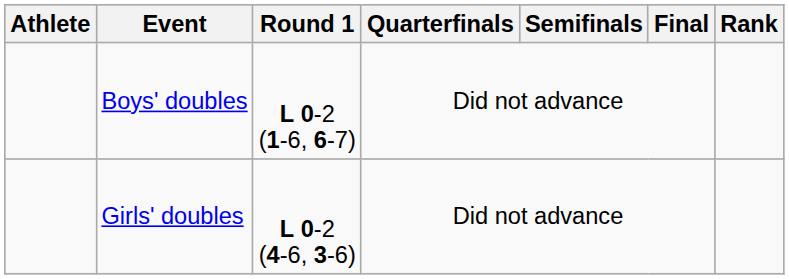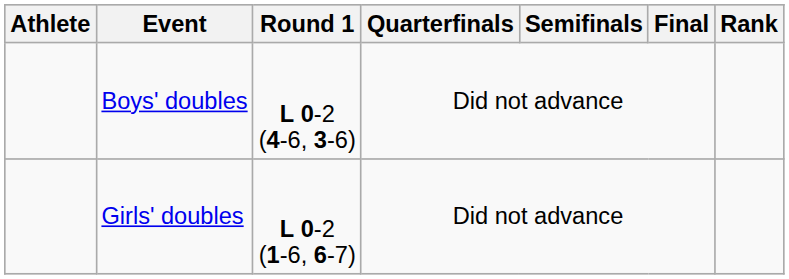(307, 127) L 0-2 (1-6, 6-7) -> (307, 127) L 0-2 (4-6, 3-6)
(307, 243) L 0-2 (4-6, 3-6) -> (307, 243) L 0-2 (1-6, 6-7)
